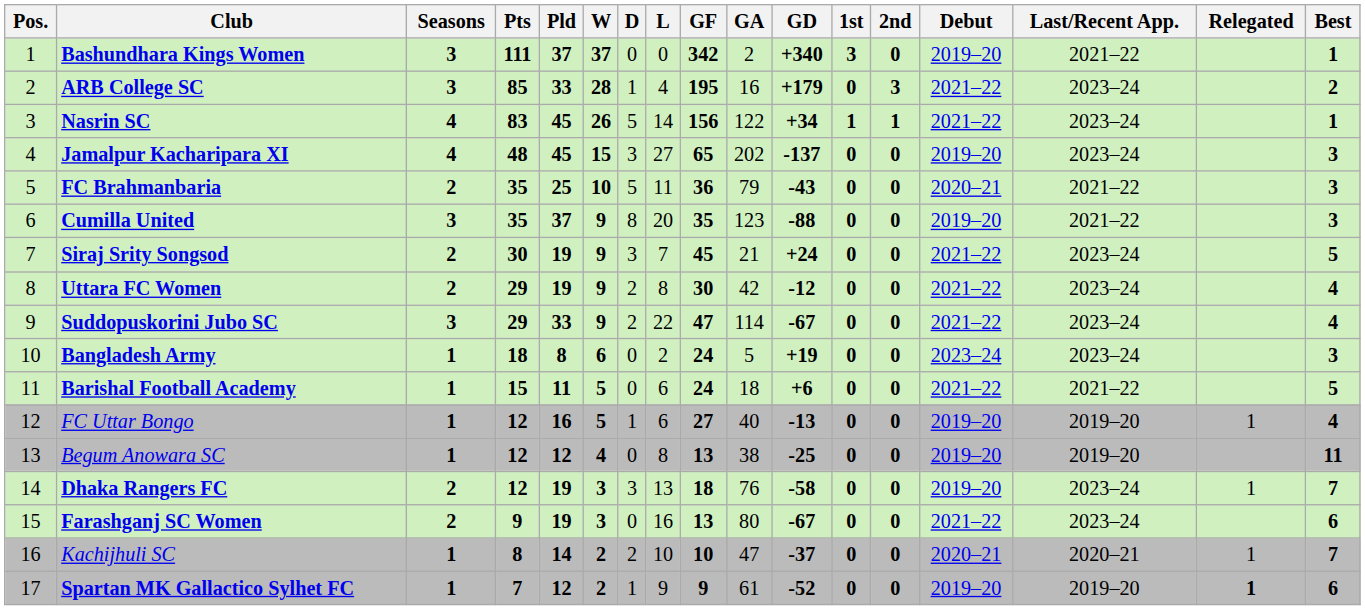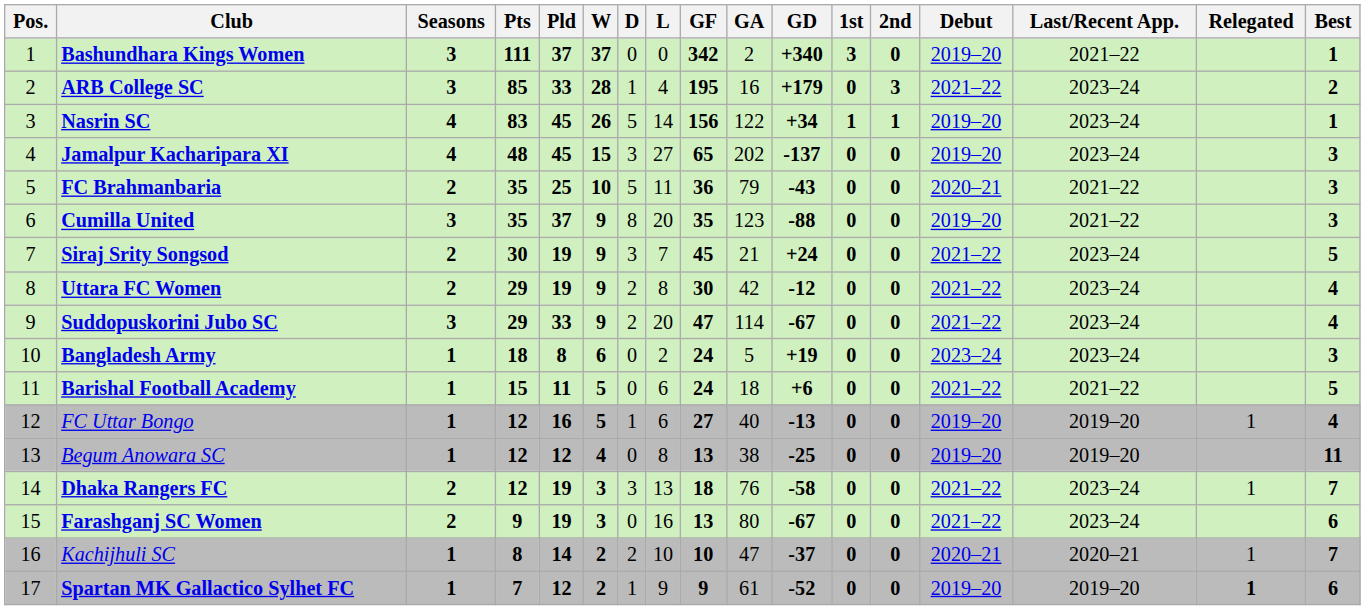(966, 121) 2021–22 -> (966, 121) 2019–20
(663, 321) 22 -> (663, 321) 20
(966, 488) 2019–20 -> (966, 488) 2021–22
